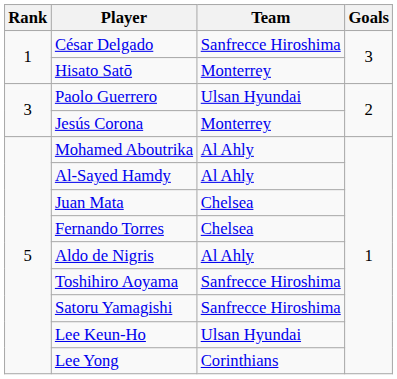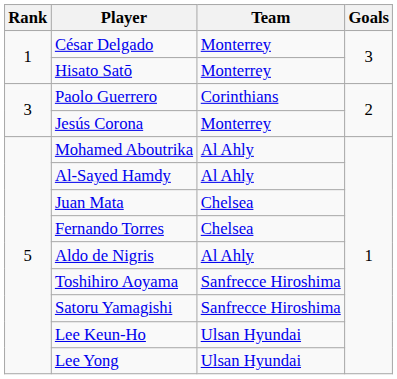(271, 44) Sanfrecce Hiroshima -> (236, 44) Monterrey
(251, 96) Ulsan Hyundai -> (240, 96) Corinthians
(240, 360) Corinthians -> (251, 360) Ulsan Hyundai
